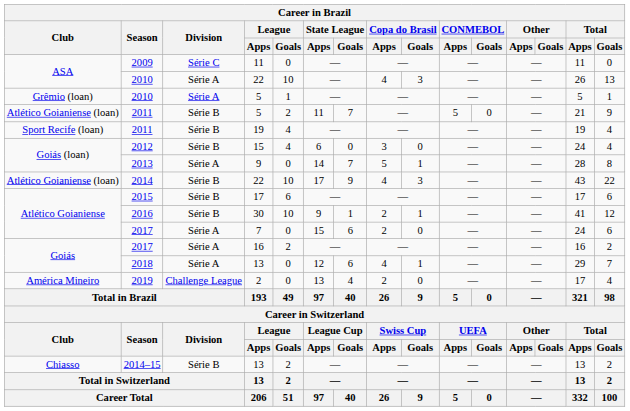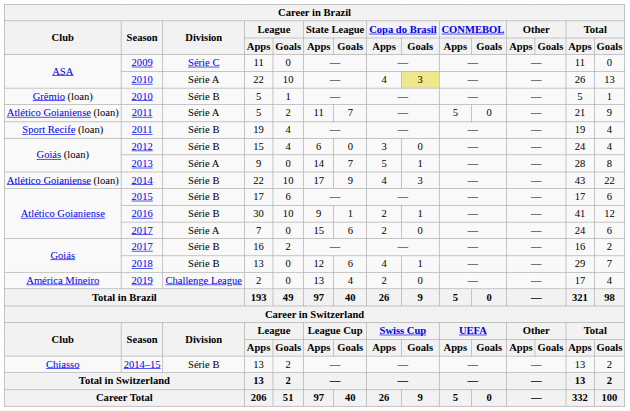(420, 79) no background -> (420, 79) khaki background
(204, 96) Série A -> (204, 96) Série B
(204, 113) Série B -> (204, 113) Série A
(204, 247) Série A -> (204, 247) Série B
(204, 264) Série A -> (204, 264) Série B
